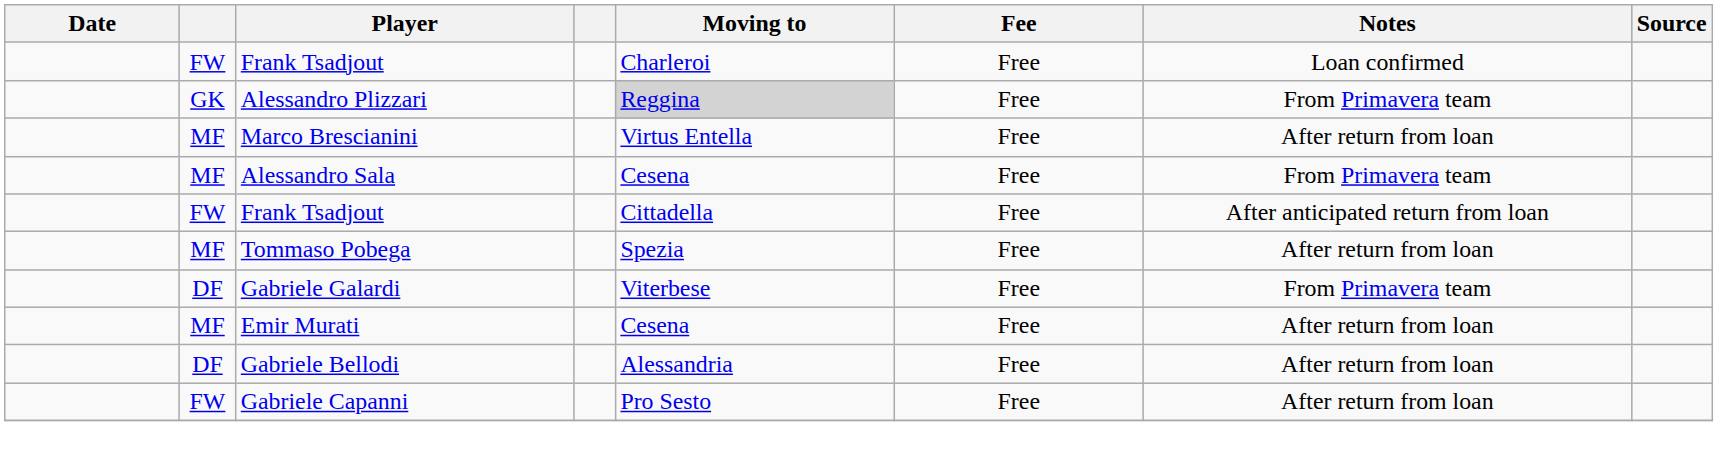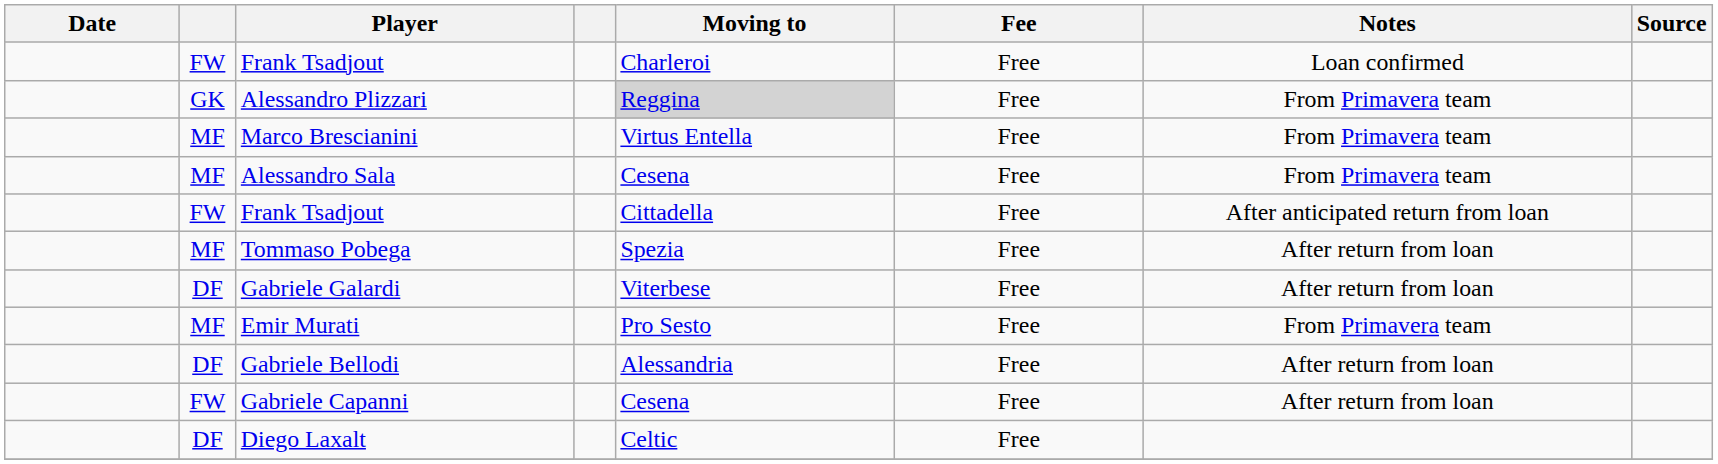(1387, 136) After return from loan -> (1387, 136) From Primavera team
(1387, 288) From Primavera team -> (1387, 288) After return from loan
(655, 325) Cesena -> (666, 325) Pro Sesto
(1387, 325) After return from loan -> (1387, 325) From Primavera team
(666, 401) Pro Sesto -> (655, 401) Cesena
+ row: (207, 439)
